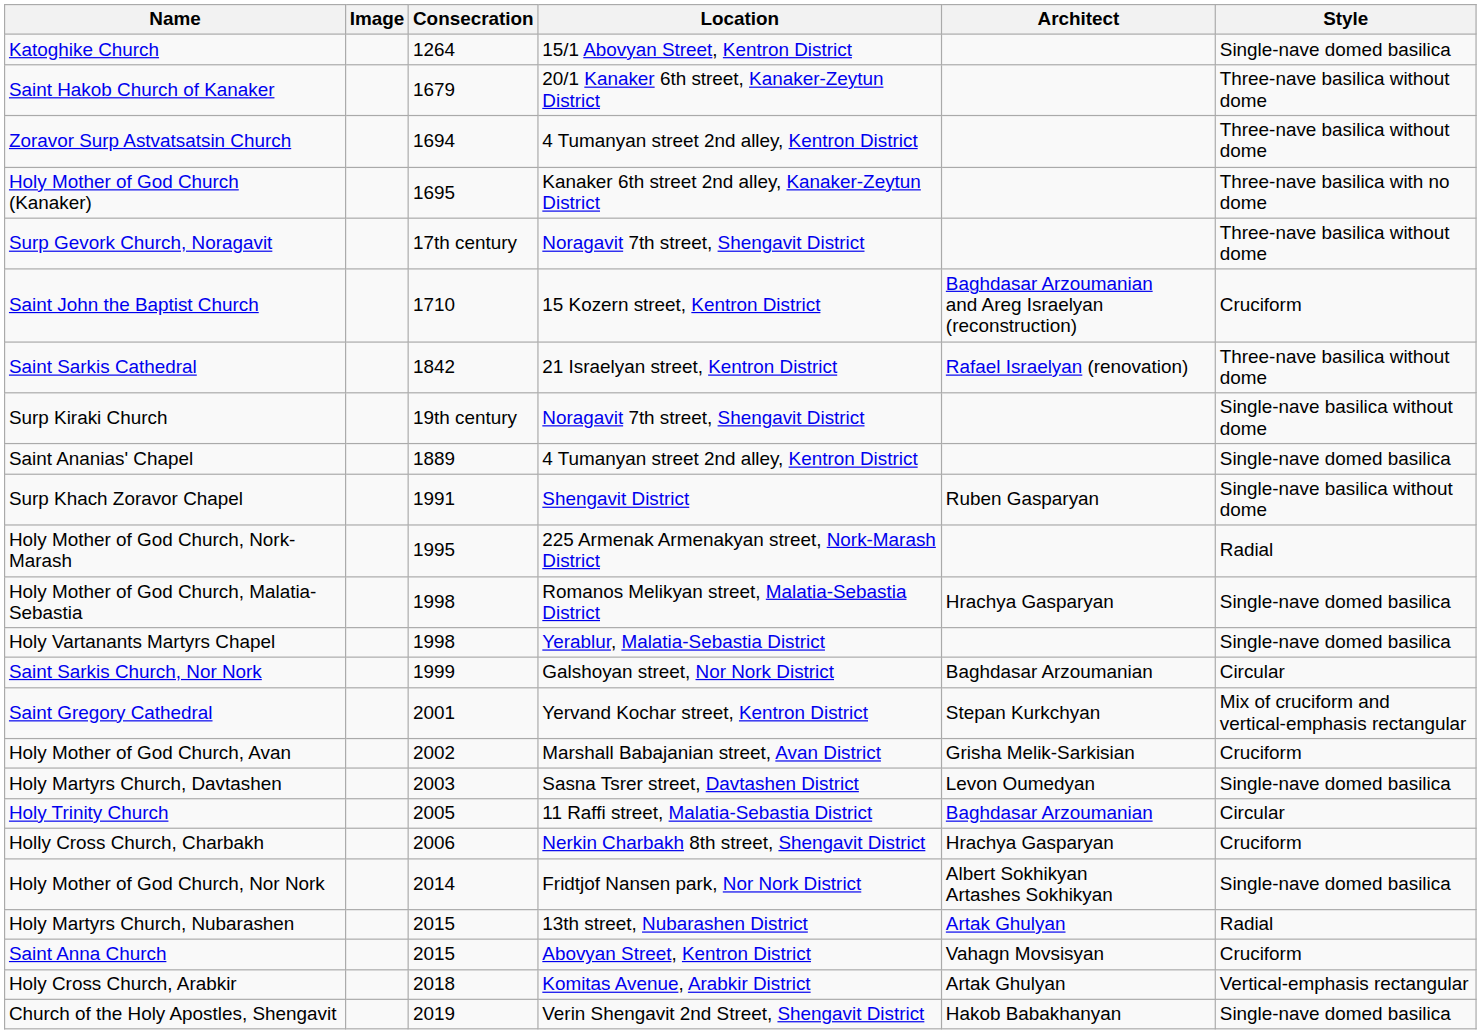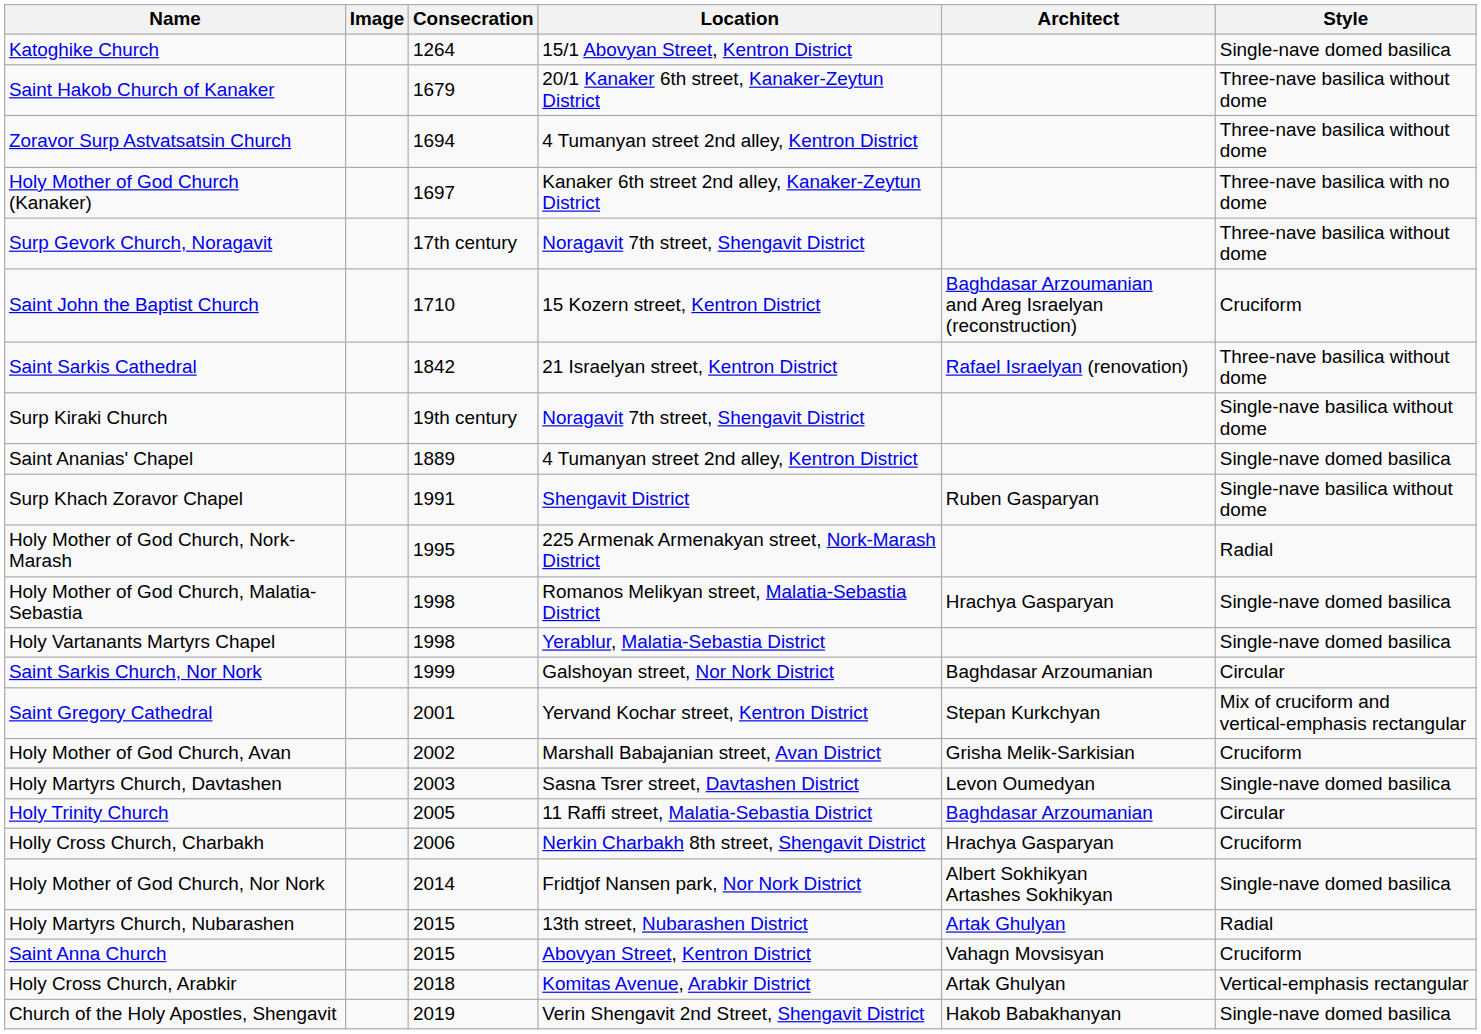(434, 192) 1695 -> (434, 192) 1697
